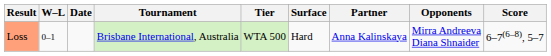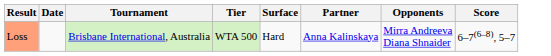- column: (53, 13)
